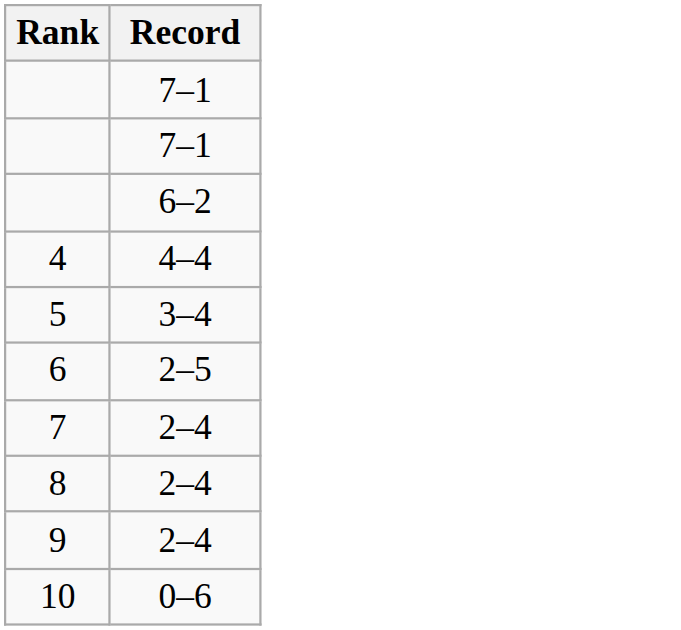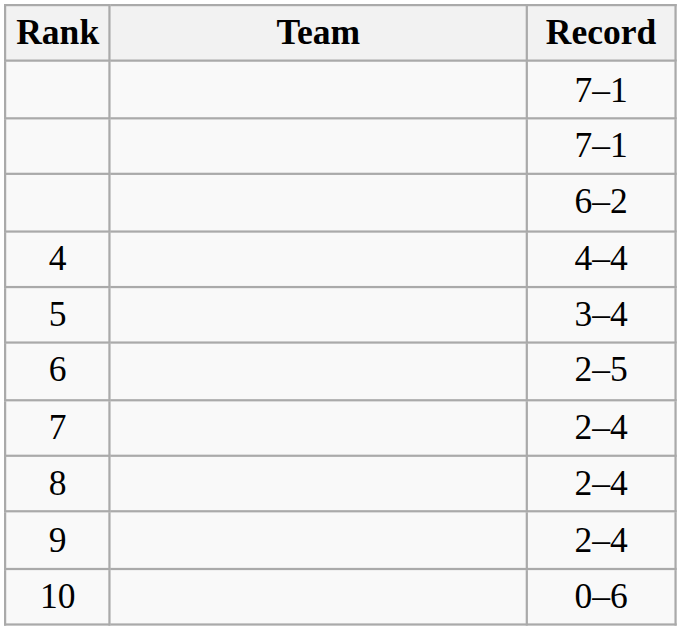+ column: (318, 32)
